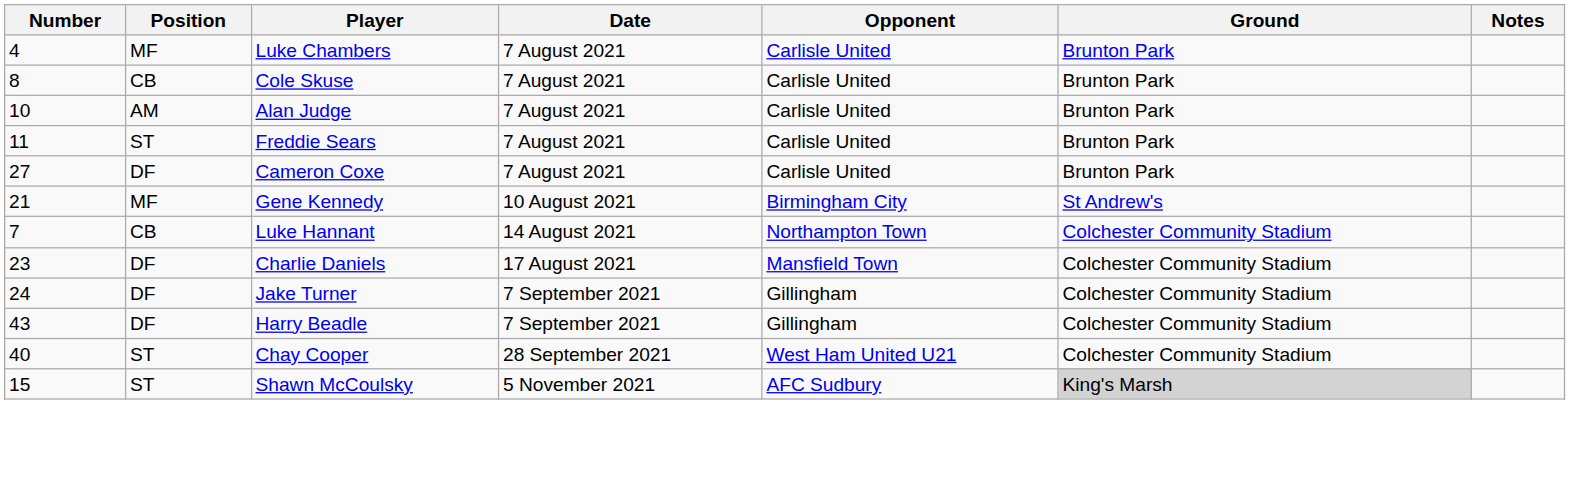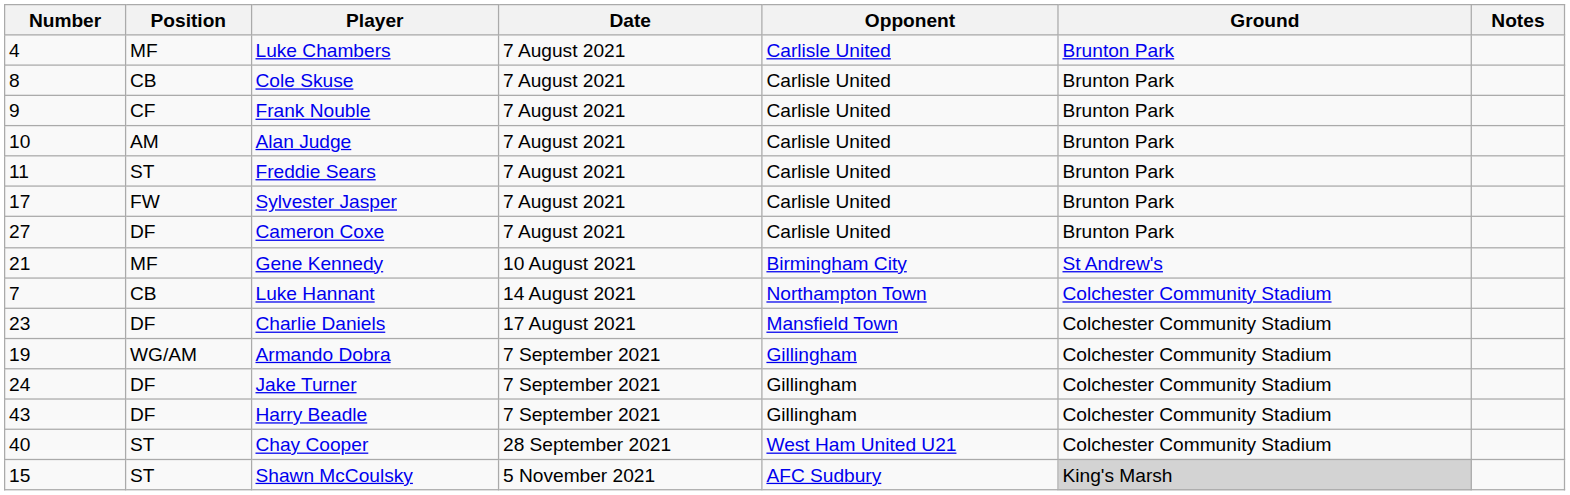+ row: (313, 111)
+ row: (326, 202)
+ row: (323, 353)
